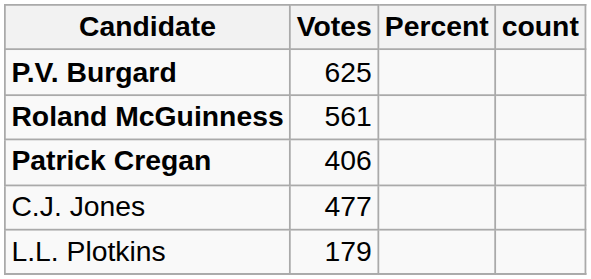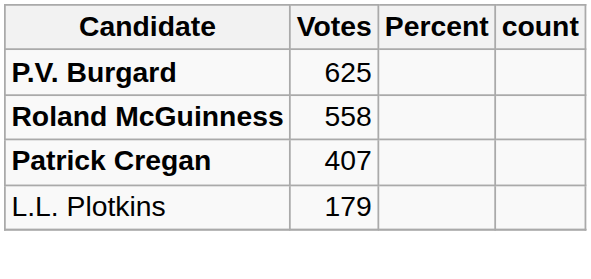(348, 116) 561 -> (348, 116) 558
(348, 161) 406 -> (348, 161) 407
- row: (78, 206)
